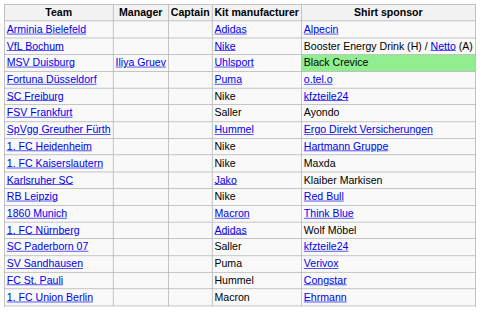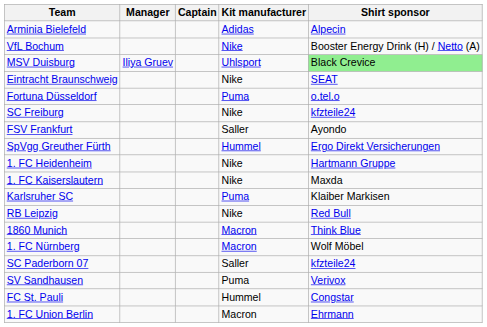+ row: (62, 79)
(226, 180) Jako -> (235, 197) Puma
(231, 230) Adidas -> (239, 247) Macron
